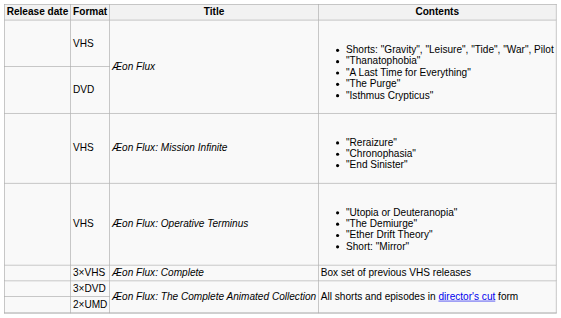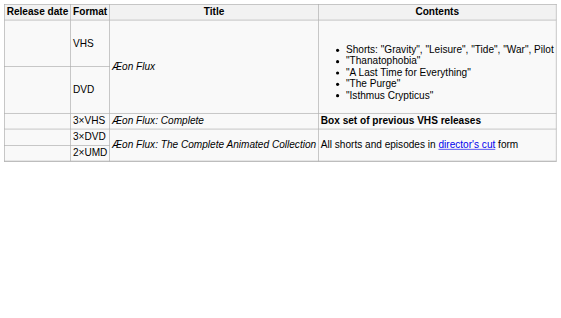- row: (83, 148)
- row: (83, 224)
(396, 272) normal -> (401, 121) bold
